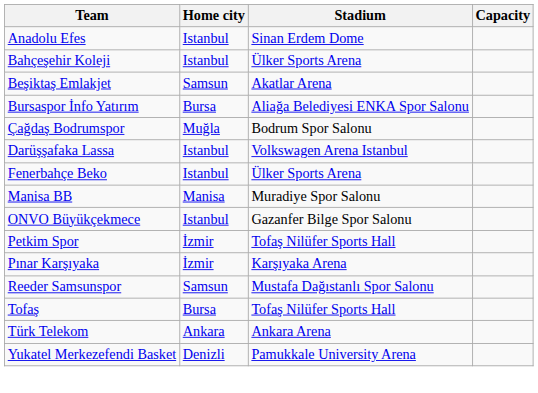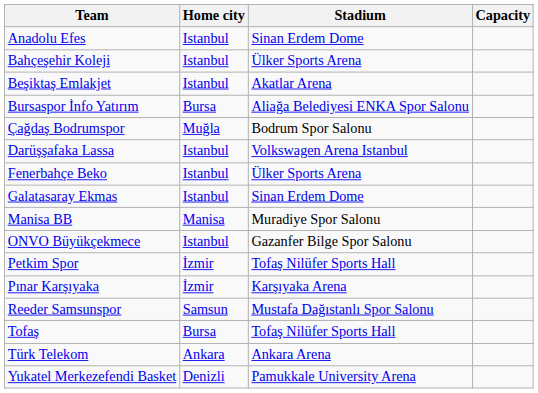(205, 83) Samsun -> (206, 83) Istanbul
+ row: (62, 196)
